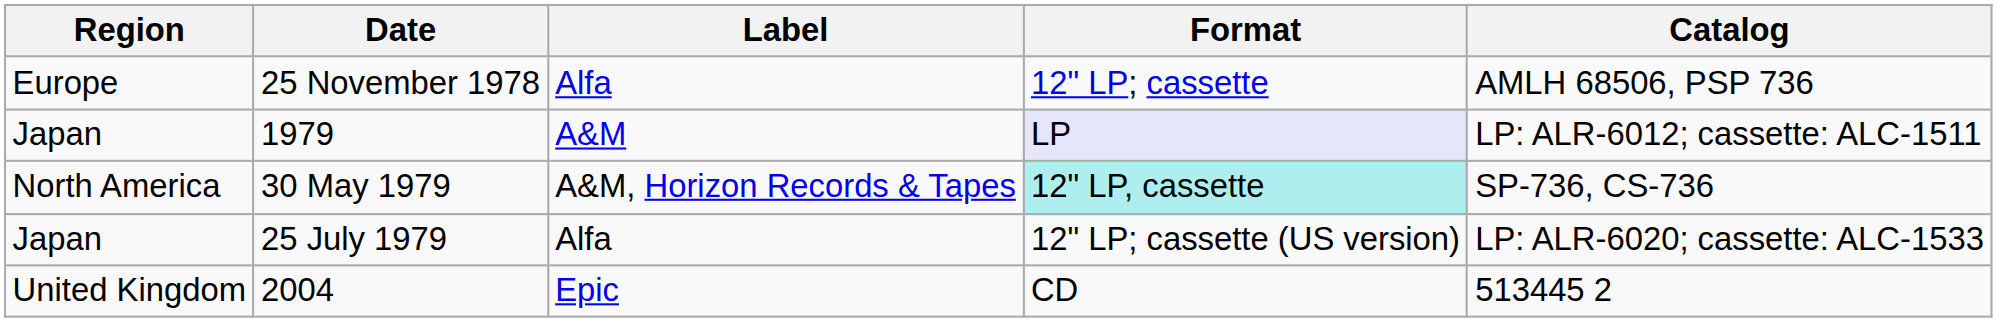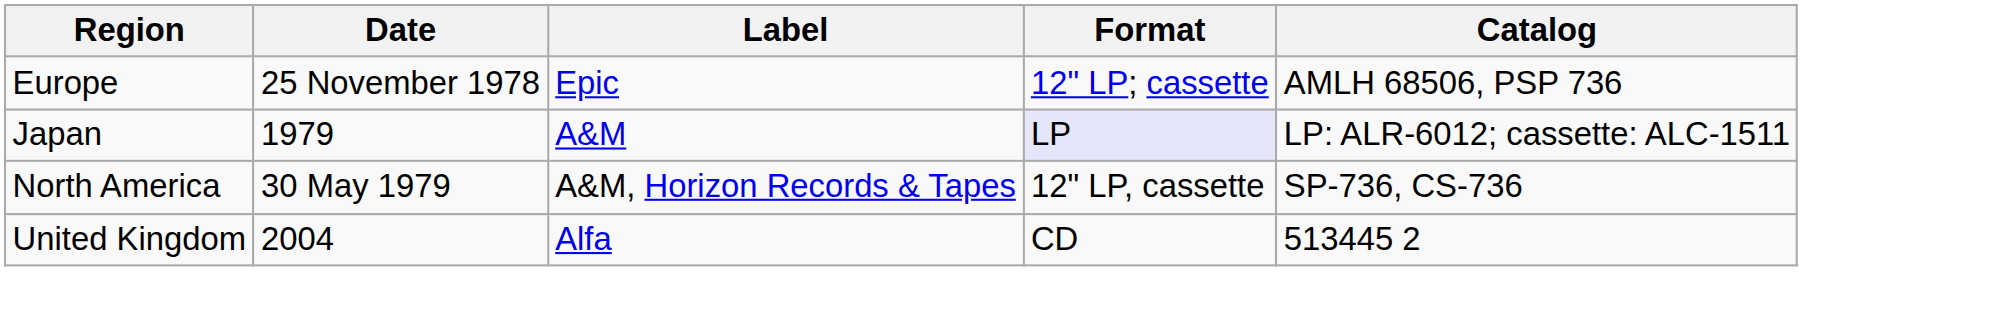(583, 82) Alfa -> (587, 82) Epic
(1148, 186) paleturquoise background -> (1148, 186) no background
- row: (354, 238)
(587, 290) Epic -> (583, 238) Alfa
